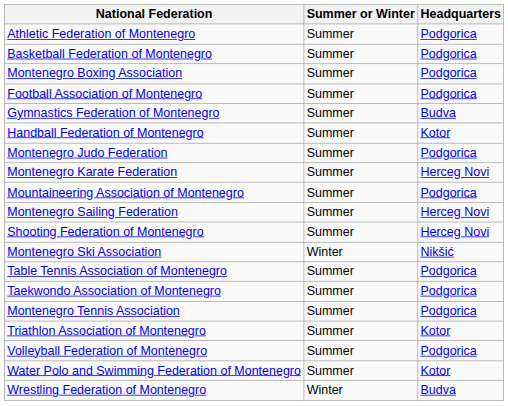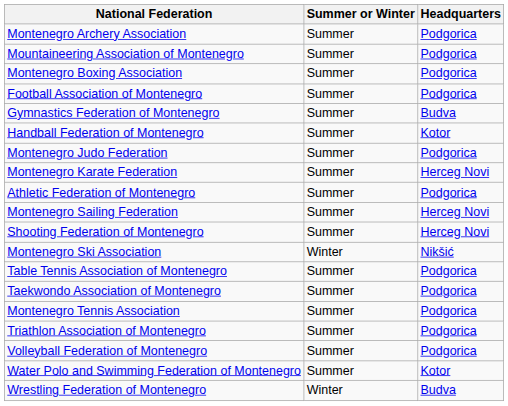+ row: (97, 34)
rows swapped: (101, 34) <-> (126, 192)
- row: (110, 53)
(435, 331) Kotor -> (449, 331) Podgorica
